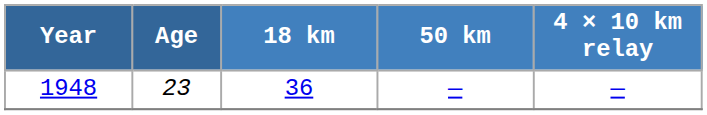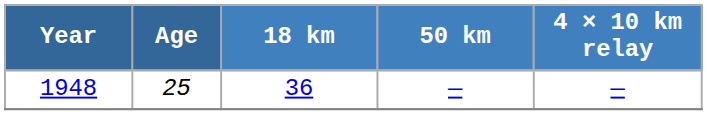(177, 90) 23 -> (177, 90) 25
